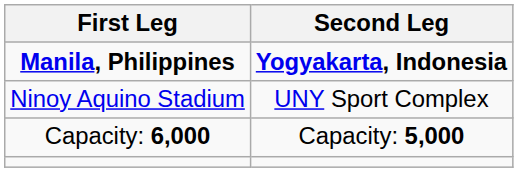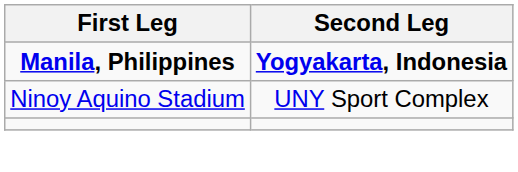- row: (128, 136)
